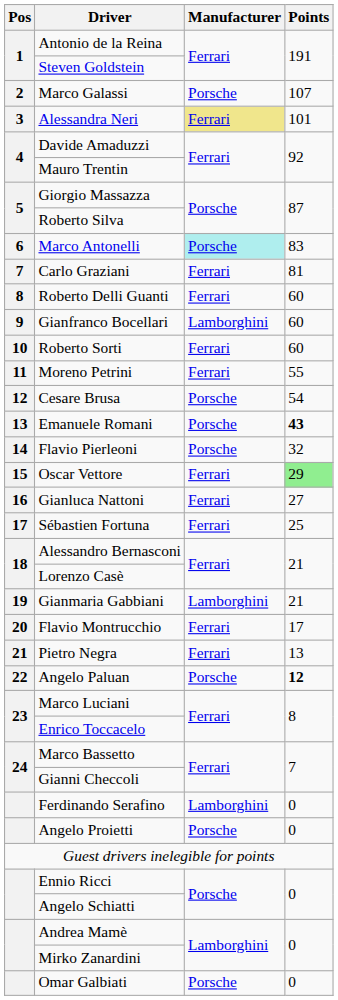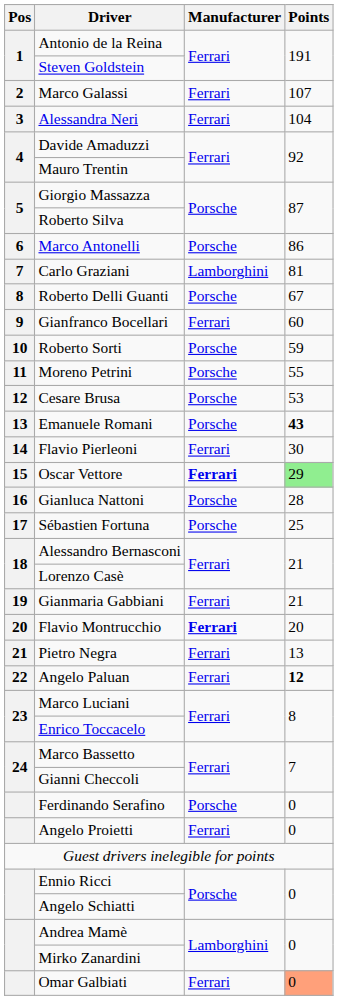(212, 93) Porsche -> (209, 93) Ferrari
(209, 119) khaki background -> (209, 119) no background
(300, 119) 101 -> (300, 119) 104
(212, 246) paleturquoise background -> (212, 246) no background
(296, 246) 83 -> (296, 246) 86
(209, 271) Ferrari -> (228, 271) Lamborghini
(209, 297) Ferrari -> (212, 297) Porsche
(296, 297) 60 -> (296, 297) 67
(228, 322) Lamborghini -> (209, 322) Ferrari
(209, 347) Ferrari -> (212, 347) Porsche
(296, 347) 60 -> (296, 347) 59
(209, 373) Ferrari -> (212, 373) Porsche
(296, 398) 54 -> (296, 398) 53
(212, 449) Porsche -> (209, 449) Ferrari
(296, 449) 32 -> (296, 449) 30
(209, 475) normal -> (212, 475) bold
(209, 500) Ferrari -> (212, 500) Porsche
(296, 500) 27 -> (296, 500) 28
(209, 525) Ferrari -> (212, 525) Porsche
(228, 602) Lamborghini -> (209, 602) Ferrari
(209, 627) normal -> (212, 627) bold
(296, 627) 17 -> (296, 627) 20
(212, 678) Porsche -> (209, 678) Ferrari
(228, 805) Lamborghini -> (212, 805) Porsche
(212, 830) Porsche -> (209, 830) Ferrari
(212, 983) Porsche -> (209, 983) Ferrari
(292, 983) no background -> (292, 983) lightsalmon background
